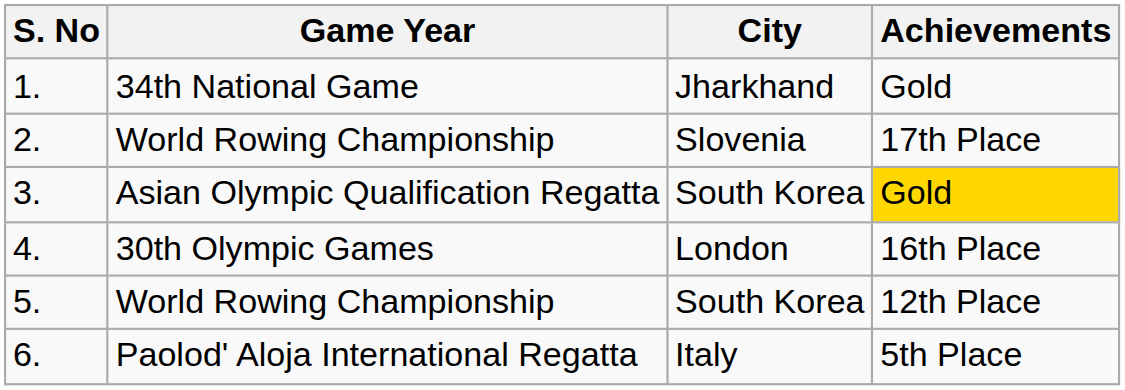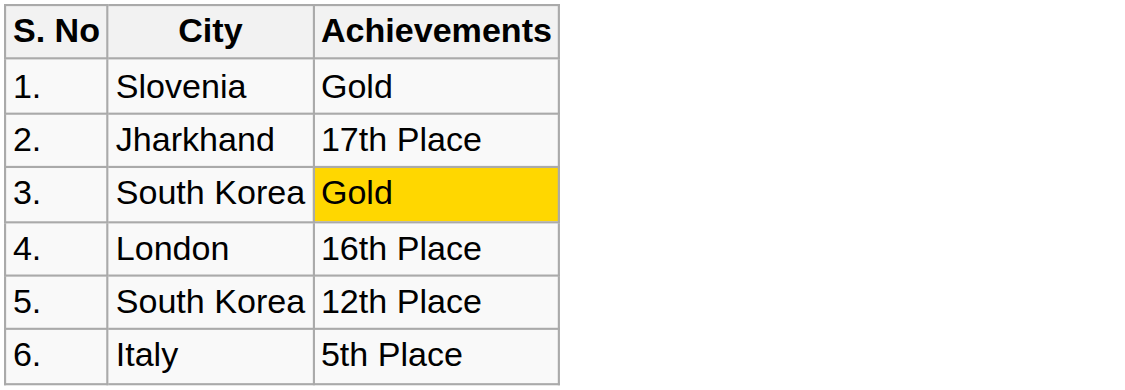- column: (388, 31)
(755, 85) Jharkhand -> (181, 85) Slovenia
(740, 139) Slovenia -> (195, 139) Jharkhand
